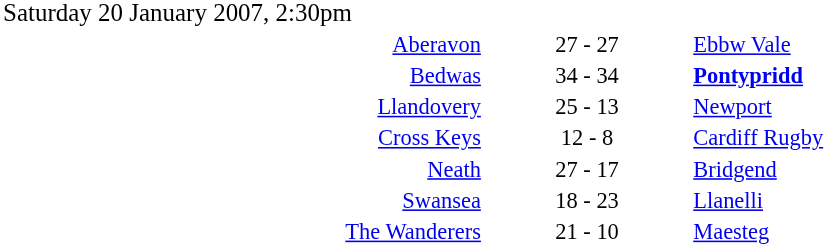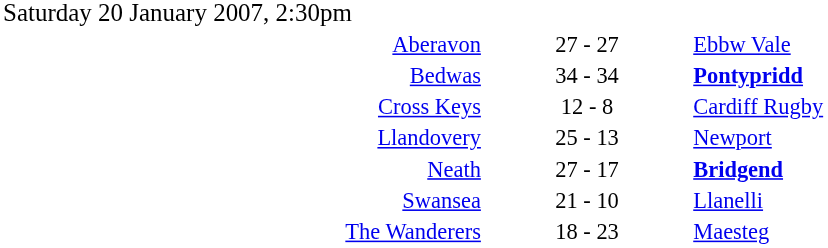rows swapped: (429, 138) <-> (429, 106)
(735, 169) normal -> (738, 169) bold
(587, 200) 18 - 23 -> (587, 200) 21 - 10
(587, 231) 21 - 10 -> (587, 231) 18 - 23
